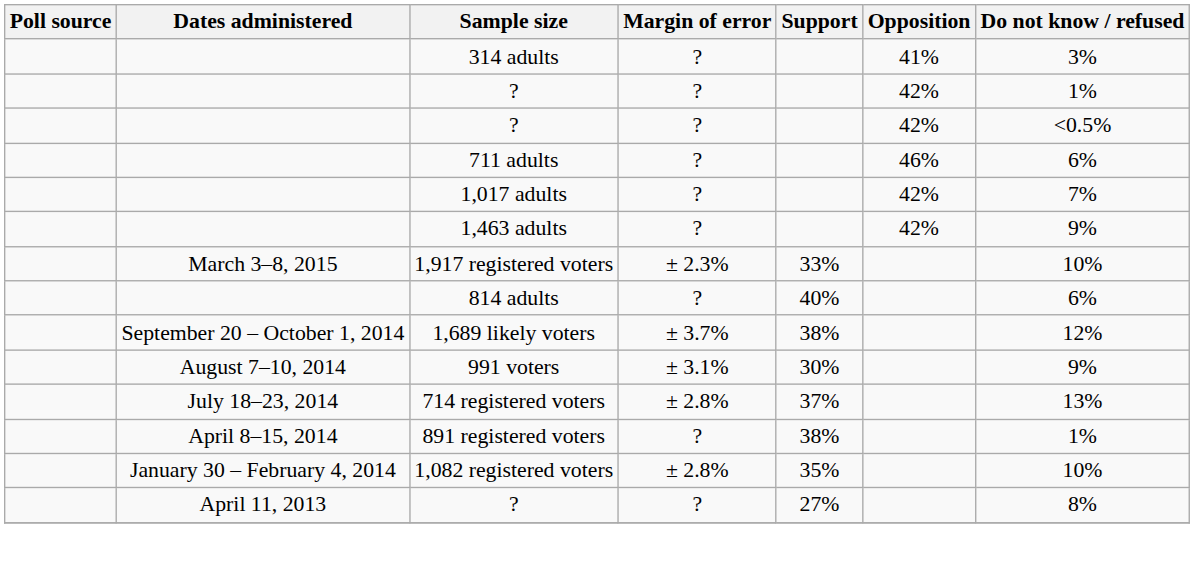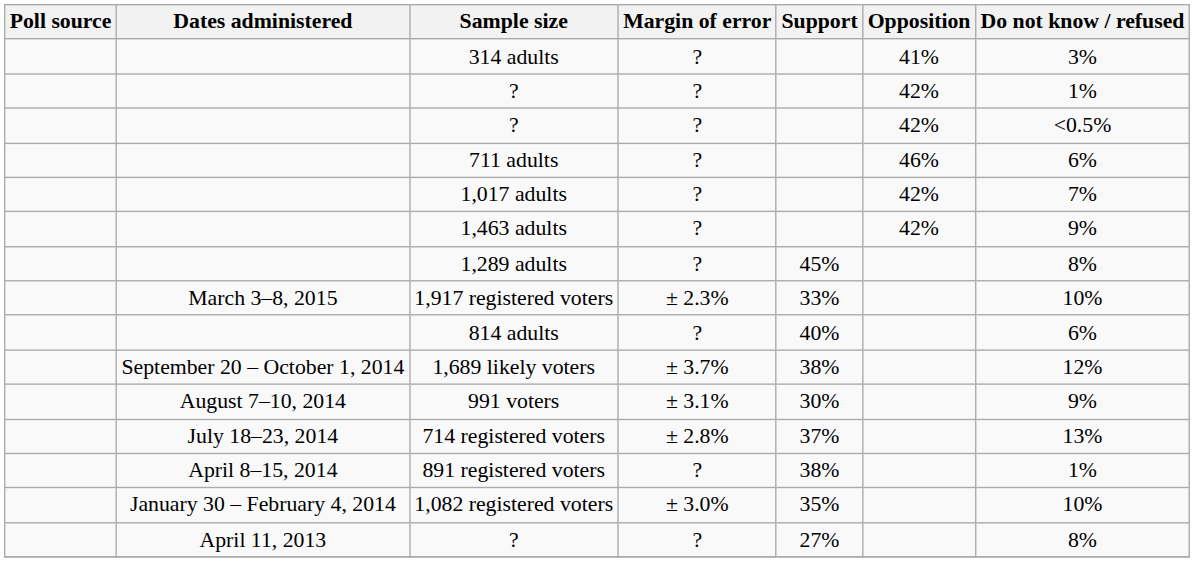+ row: (263, 264)
(697, 470) ± 2.8% -> (697, 504) ± 3.0%
